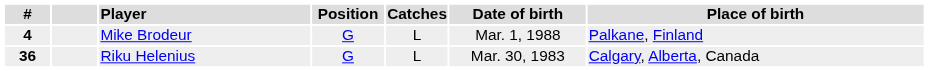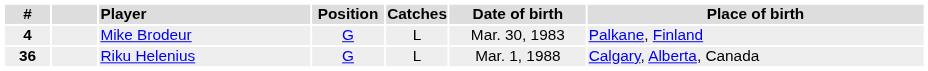(518, 35) Mar. 1, 1988 -> (518, 35) Mar. 30, 1983
(518, 56) Mar. 30, 1983 -> (518, 56) Mar. 1, 1988
